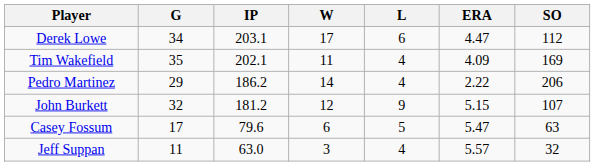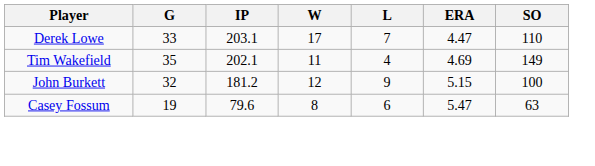(176, 37) 34 -> (170, 37) 33
(402, 37) 6 -> (387, 37) 7
(552, 37) 112 -> (532, 37) 110
(477, 60) 4.09 -> (460, 60) 4.69
(552, 60) 169 -> (532, 60) 149
- row: (71, 82)
(552, 104) 107 -> (532, 82) 100
(176, 127) 17 -> (170, 104) 19
(326, 127) 6 -> (315, 104) 8
(402, 127) 5 -> (387, 104) 6
- row: (71, 149)
